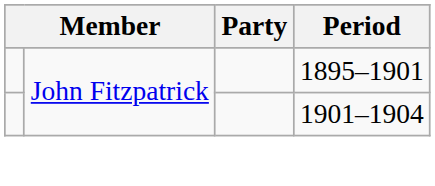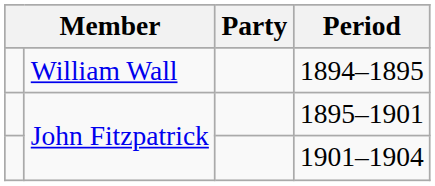+ row: (362, 69)
